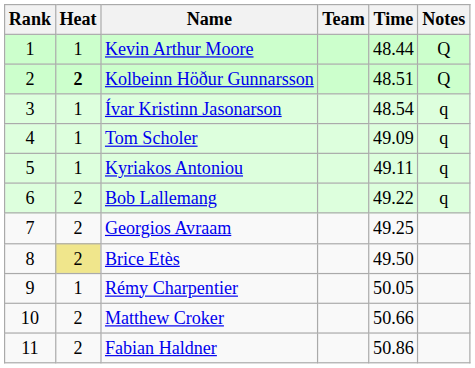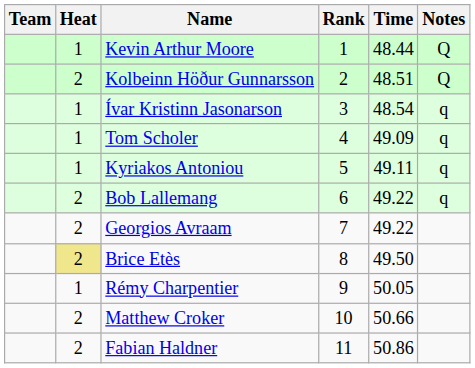columns swapped: (30, 19) <-> (343, 19)
(78, 79) bold -> (78, 79) normal
(393, 228) 49.25 -> (393, 228) 49.22
